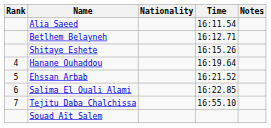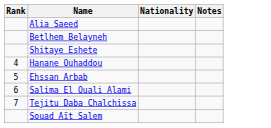- column: (217, 11)
